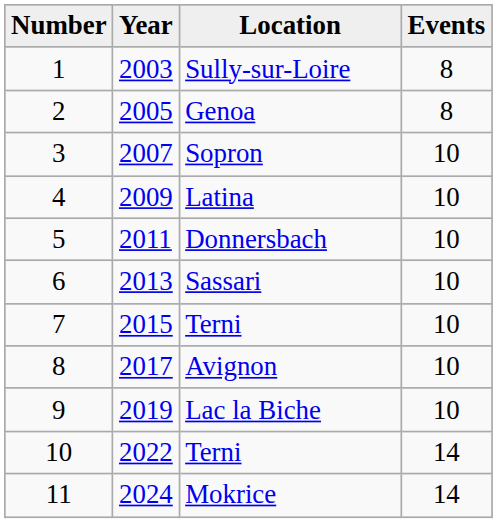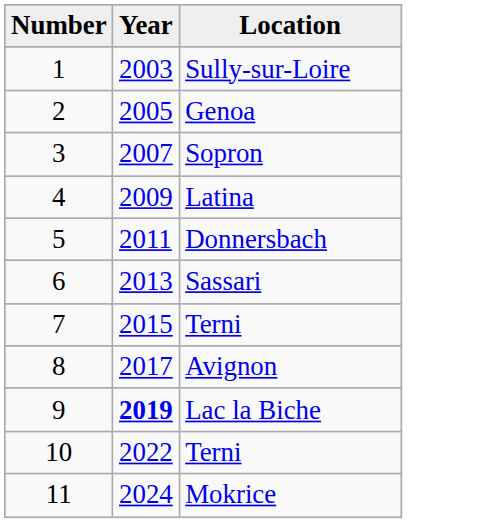- column: (446, 25)
(146, 409) normal -> (146, 409) bold
